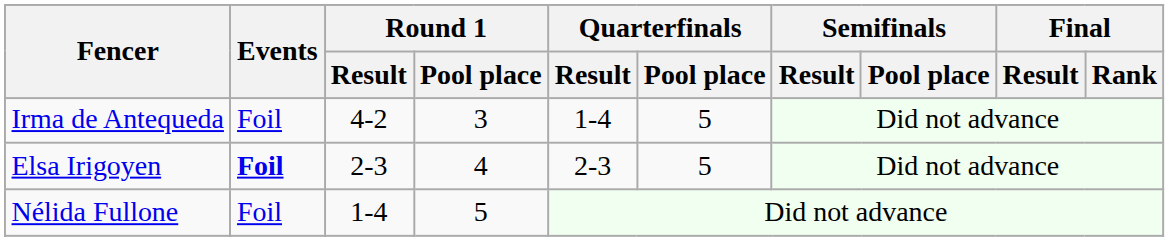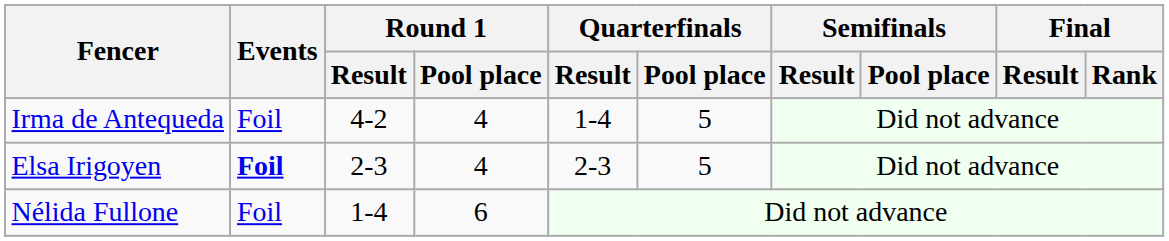(481, 120) 3 -> (481, 120) 4
(481, 212) 5 -> (481, 212) 6
